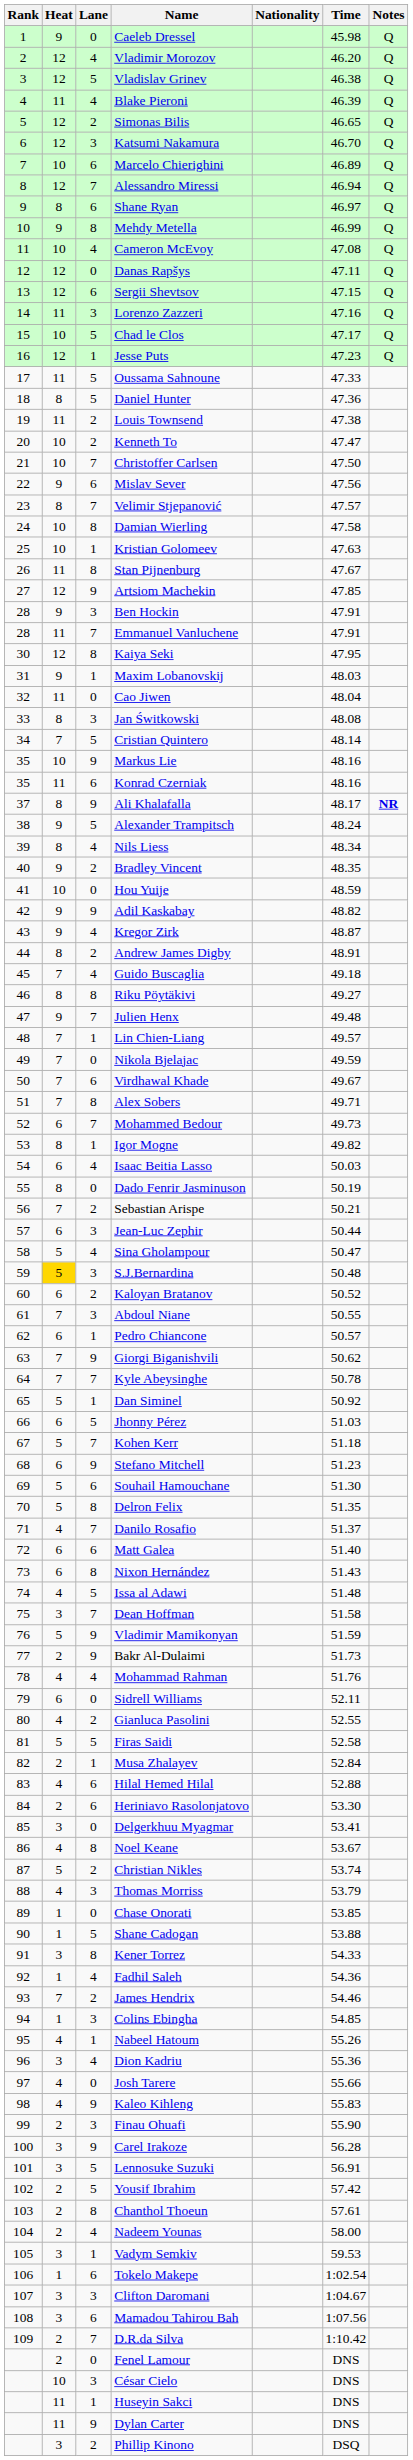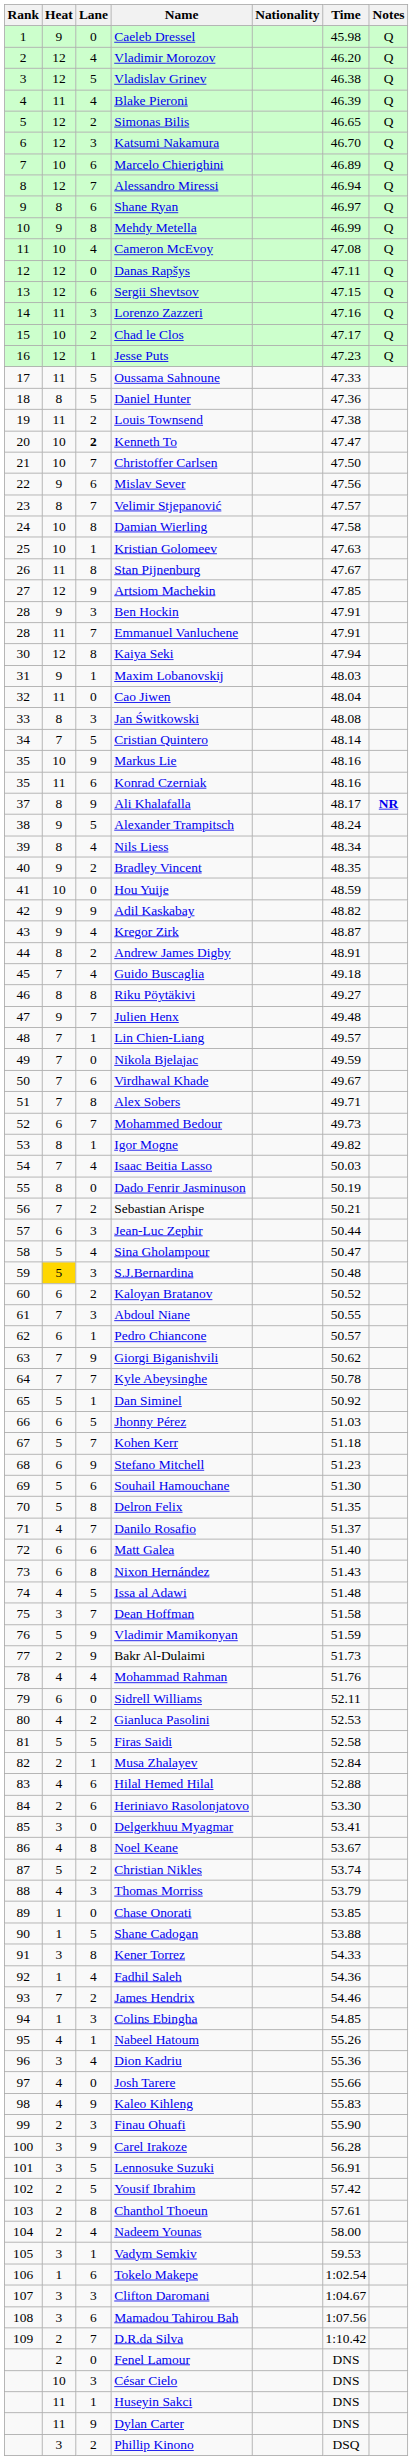(93, 334) 5 -> (93, 334) 2
(93, 441) normal -> (93, 441) bold
(346, 654) 47.95 -> (346, 654) 47.94
(59, 1166) 6 -> (59, 1166) 7
(346, 1720) 52.55 -> (346, 1720) 52.53
